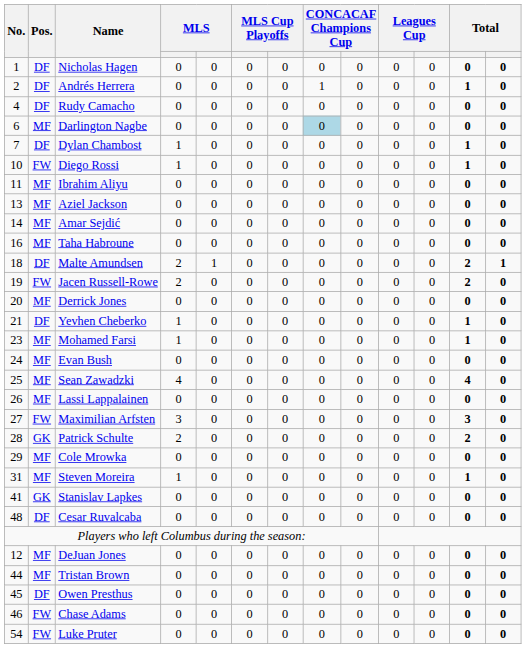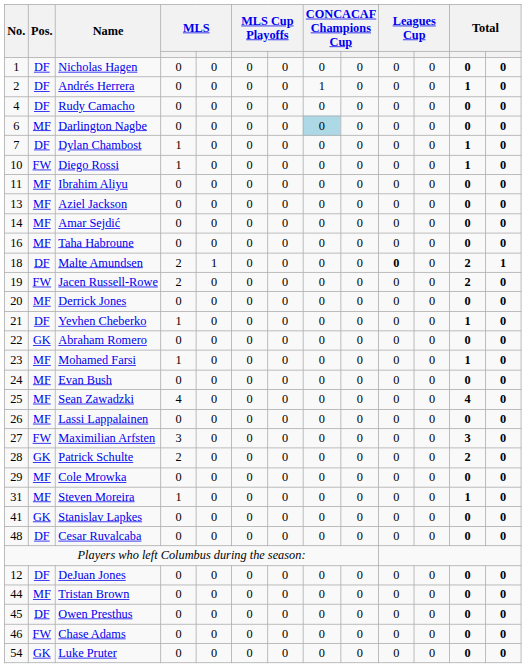(396, 262) normal -> (396, 262) bold
+ row: (103, 340)
(42, 555) MF -> (42, 575) DF
(42, 633) FW -> (42, 653) GK
